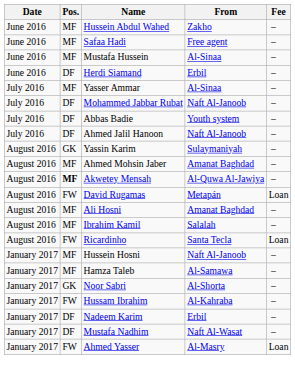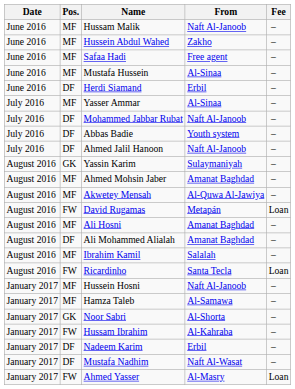+ row: (112, 27)
(70, 179) bold -> (69, 194) normal
+ row: (129, 240)
